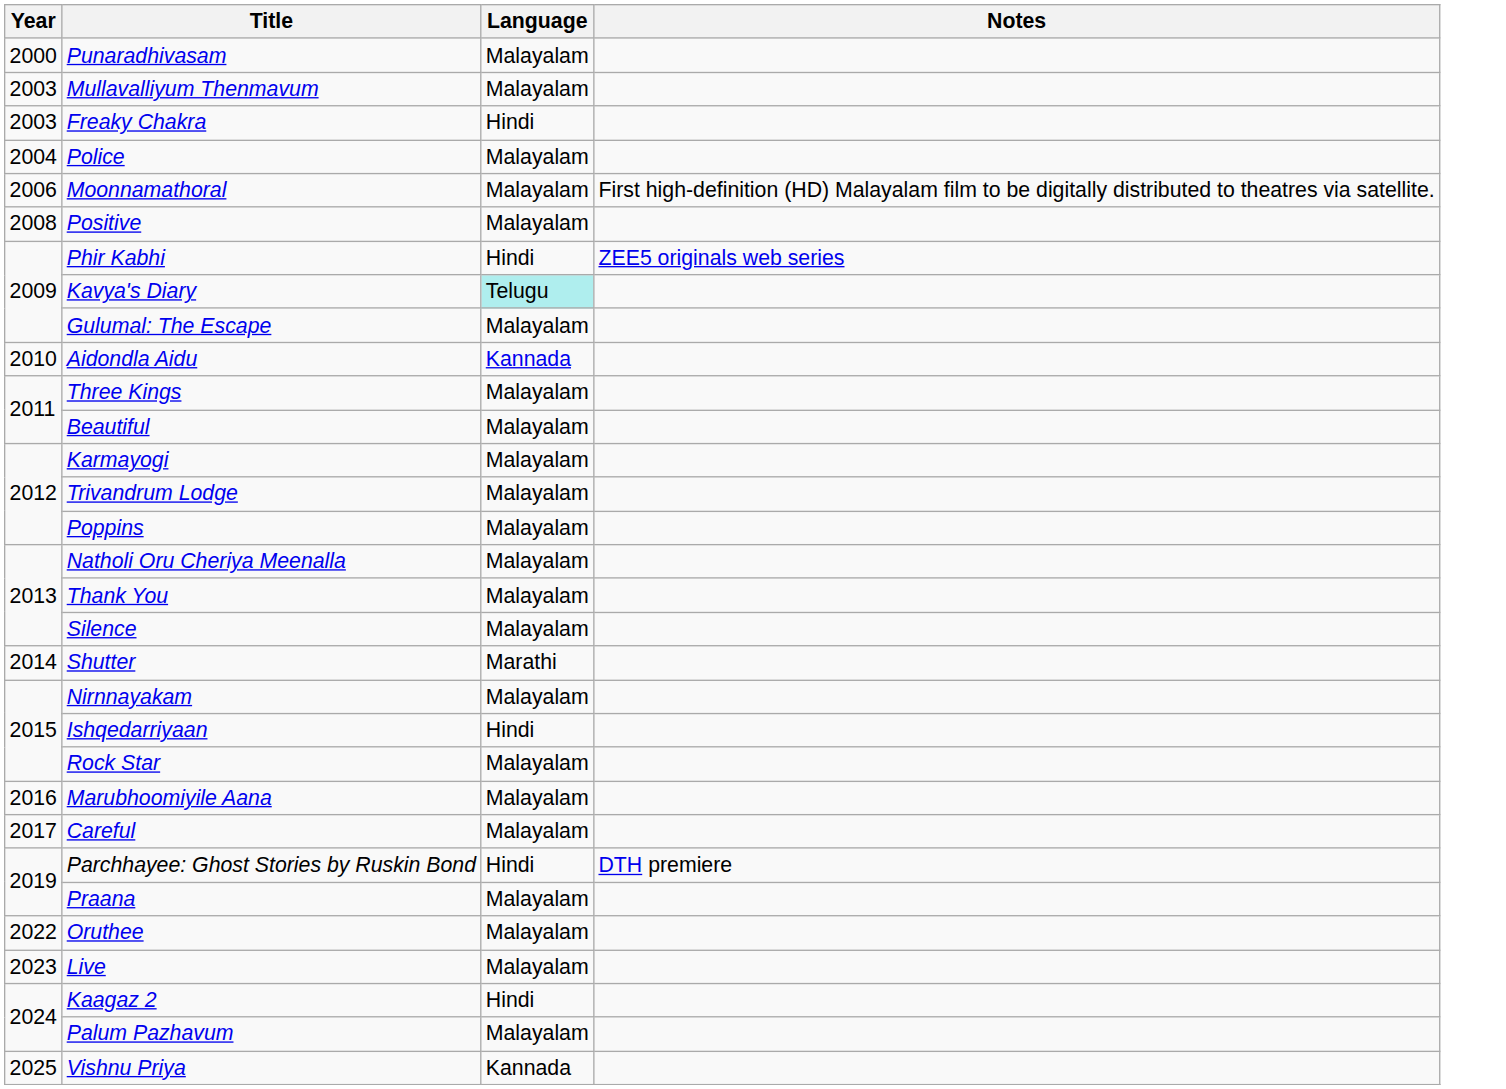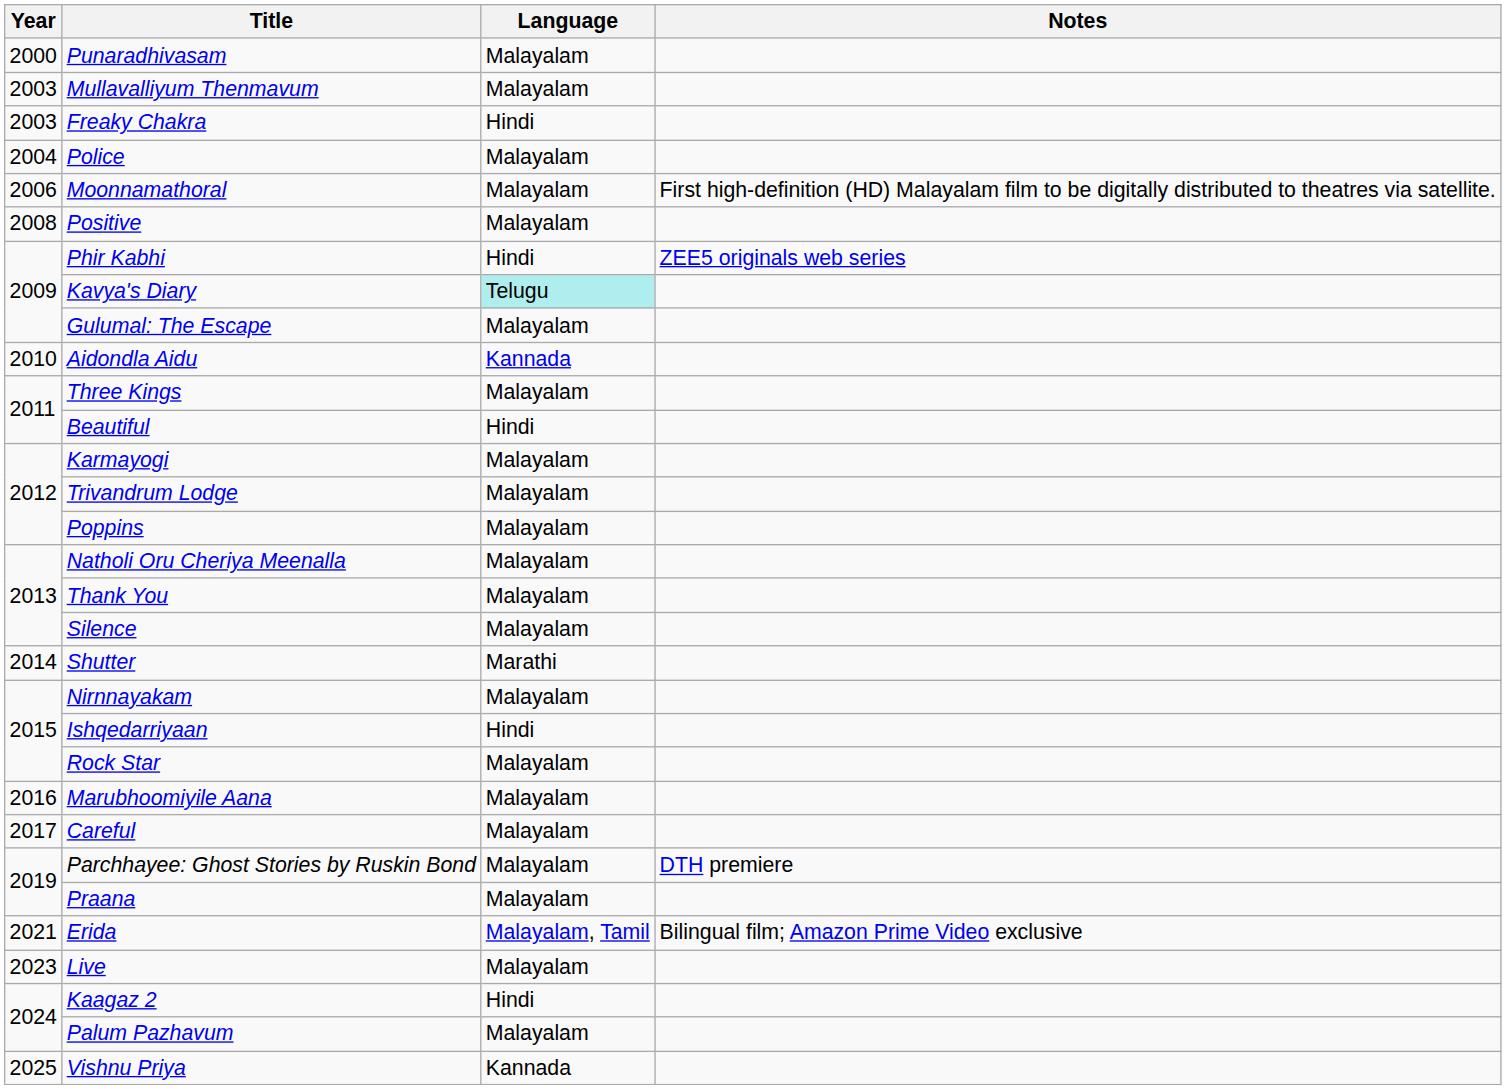(537, 426) Malayalam -> (510, 426) Hindi
(510, 865) Hindi -> (537, 865) Malayalam
+ row: (92, 932)
- row: (105, 932)
